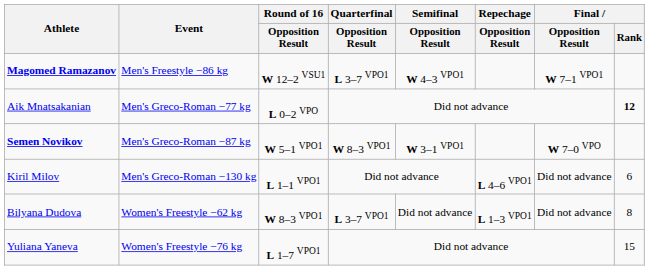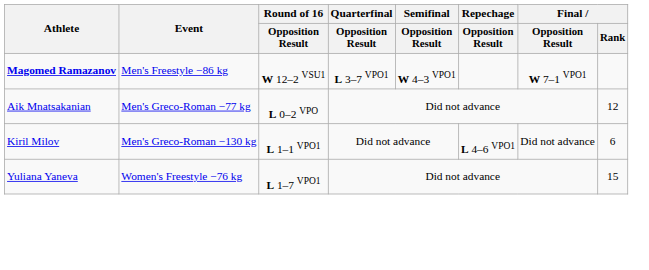(629, 106) bold -> (613, 106) normal
- row: (45, 142)
- row: (44, 212)
